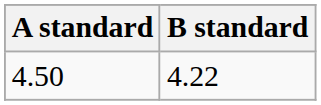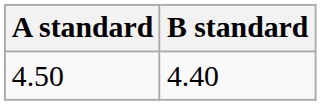(193, 75) 4.22 -> (193, 75) 4.40
